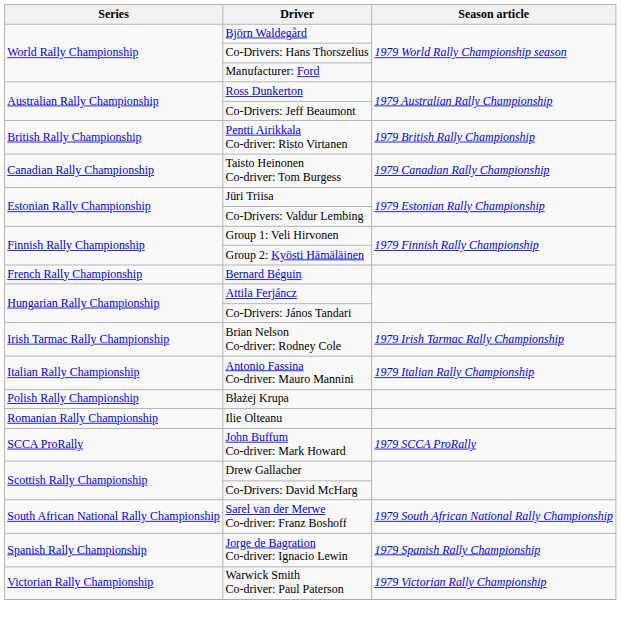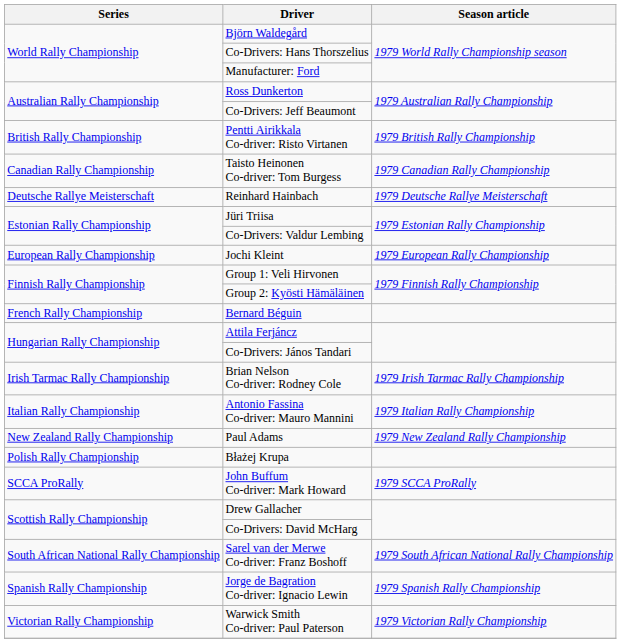+ row: (272, 196)
+ row: (255, 255)
+ row: (254, 437)
- row: (254, 418)
